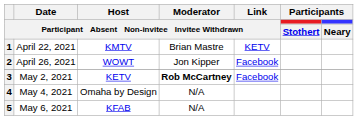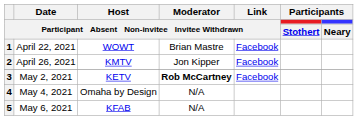(118, 46) KMTV -> (118, 46) WOWT
(257, 46) KETV -> (257, 46) Facebook
(118, 62) WOWT -> (118, 62) KMTV
